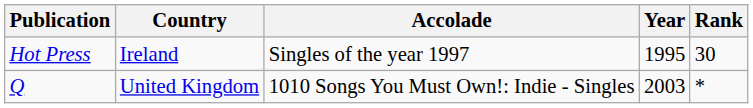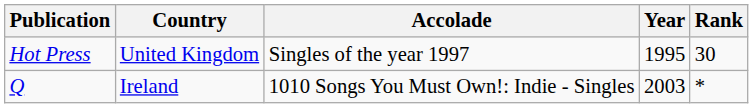(149, 53) Ireland -> (189, 53) United Kingdom
(189, 86) United Kingdom -> (149, 86) Ireland
